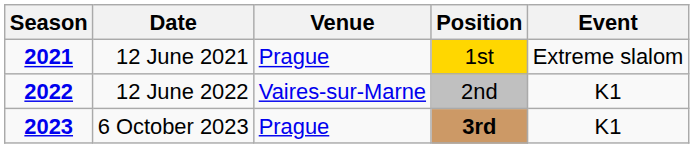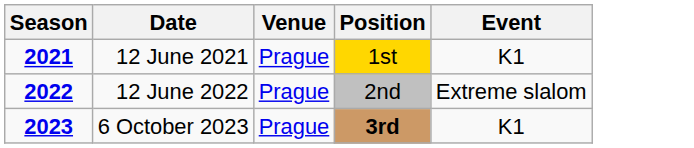(608, 57) Extreme slalom -> (511, 57) K1
(342, 92) Vaires-sur-Marne -> (294, 92) Prague
(608, 92) K1 -> (511, 92) Extreme slalom
